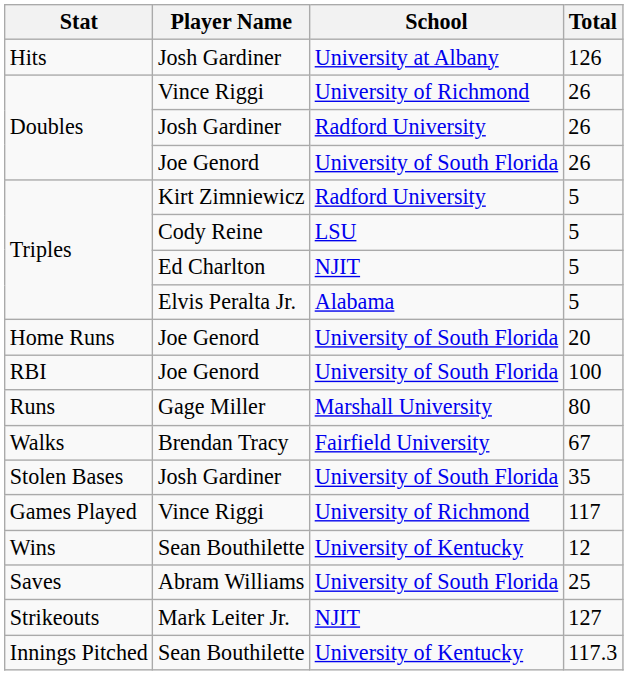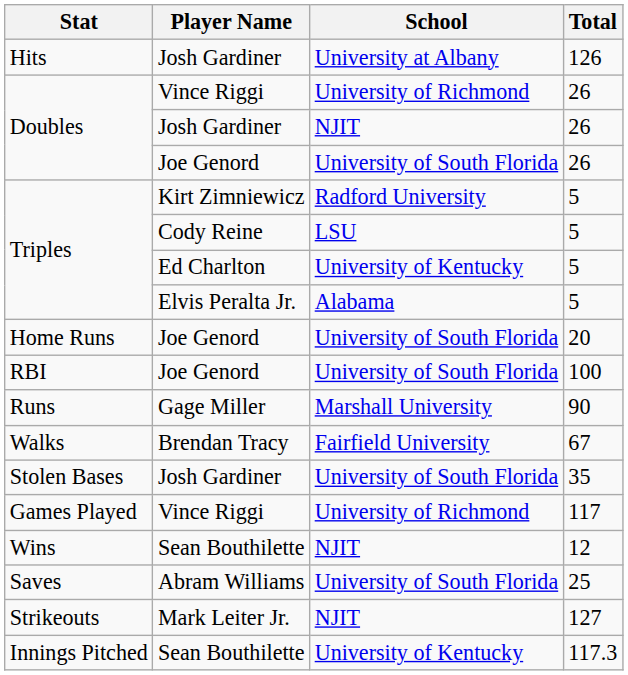(400, 127) Radford University -> (337, 127) NJIT
(337, 267) NJIT -> (419, 267) University of Kentucky
(579, 407) 80 -> (579, 407) 90
(419, 547) University of Kentucky -> (337, 547) NJIT
